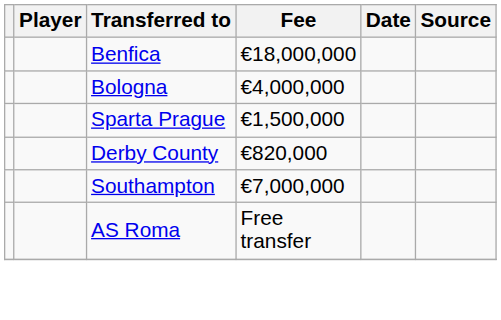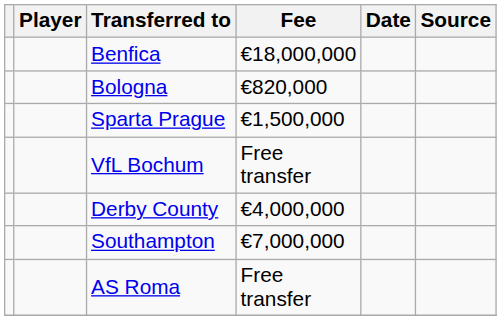(293, 86) €4,000,000 -> (284, 86) €820,000
+ row: (147, 164)
(284, 152) €820,000 -> (293, 209) €4,000,000
